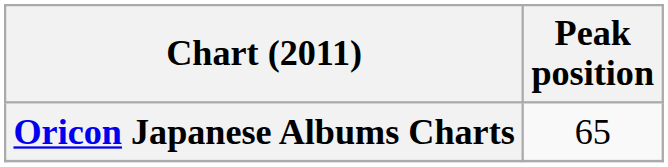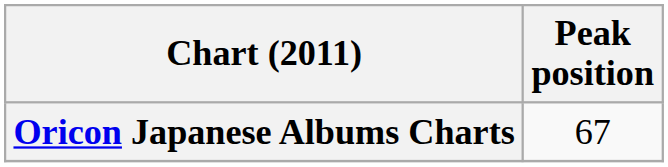(593, 131) 65 -> (593, 131) 67
